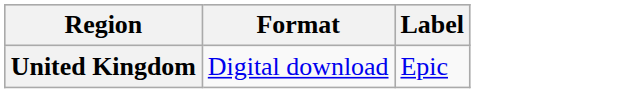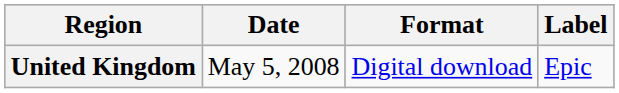+ column: (274, 25)
